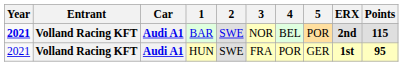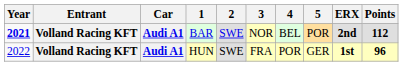(380, 33) 115 -> (380, 33) 112
(19, 52) 2021 -> (19, 52) 2022
(380, 52) 95 -> (380, 52) 96
